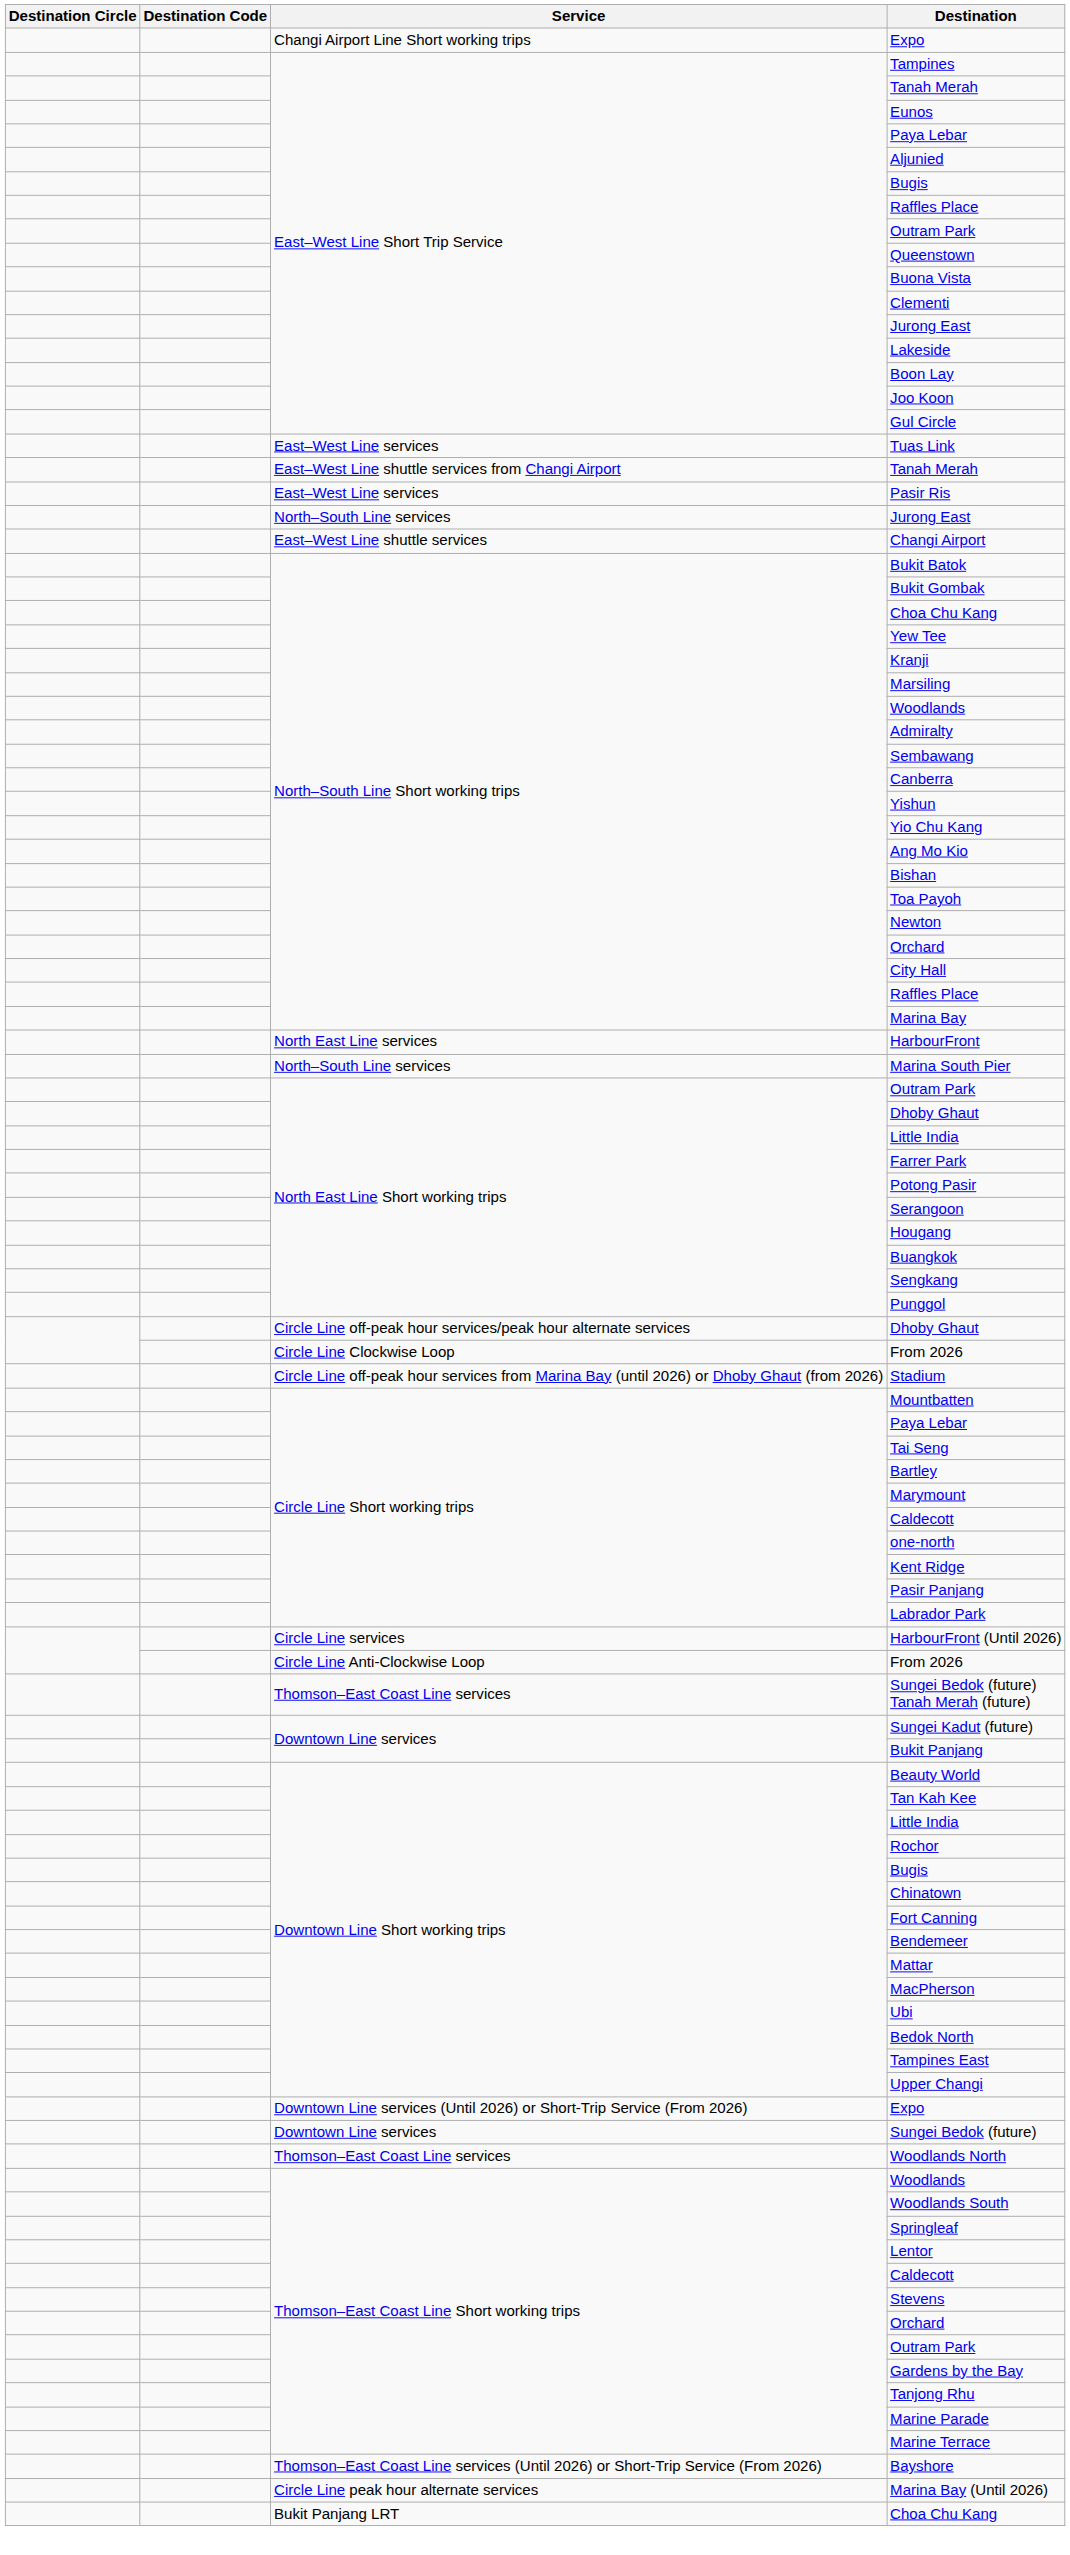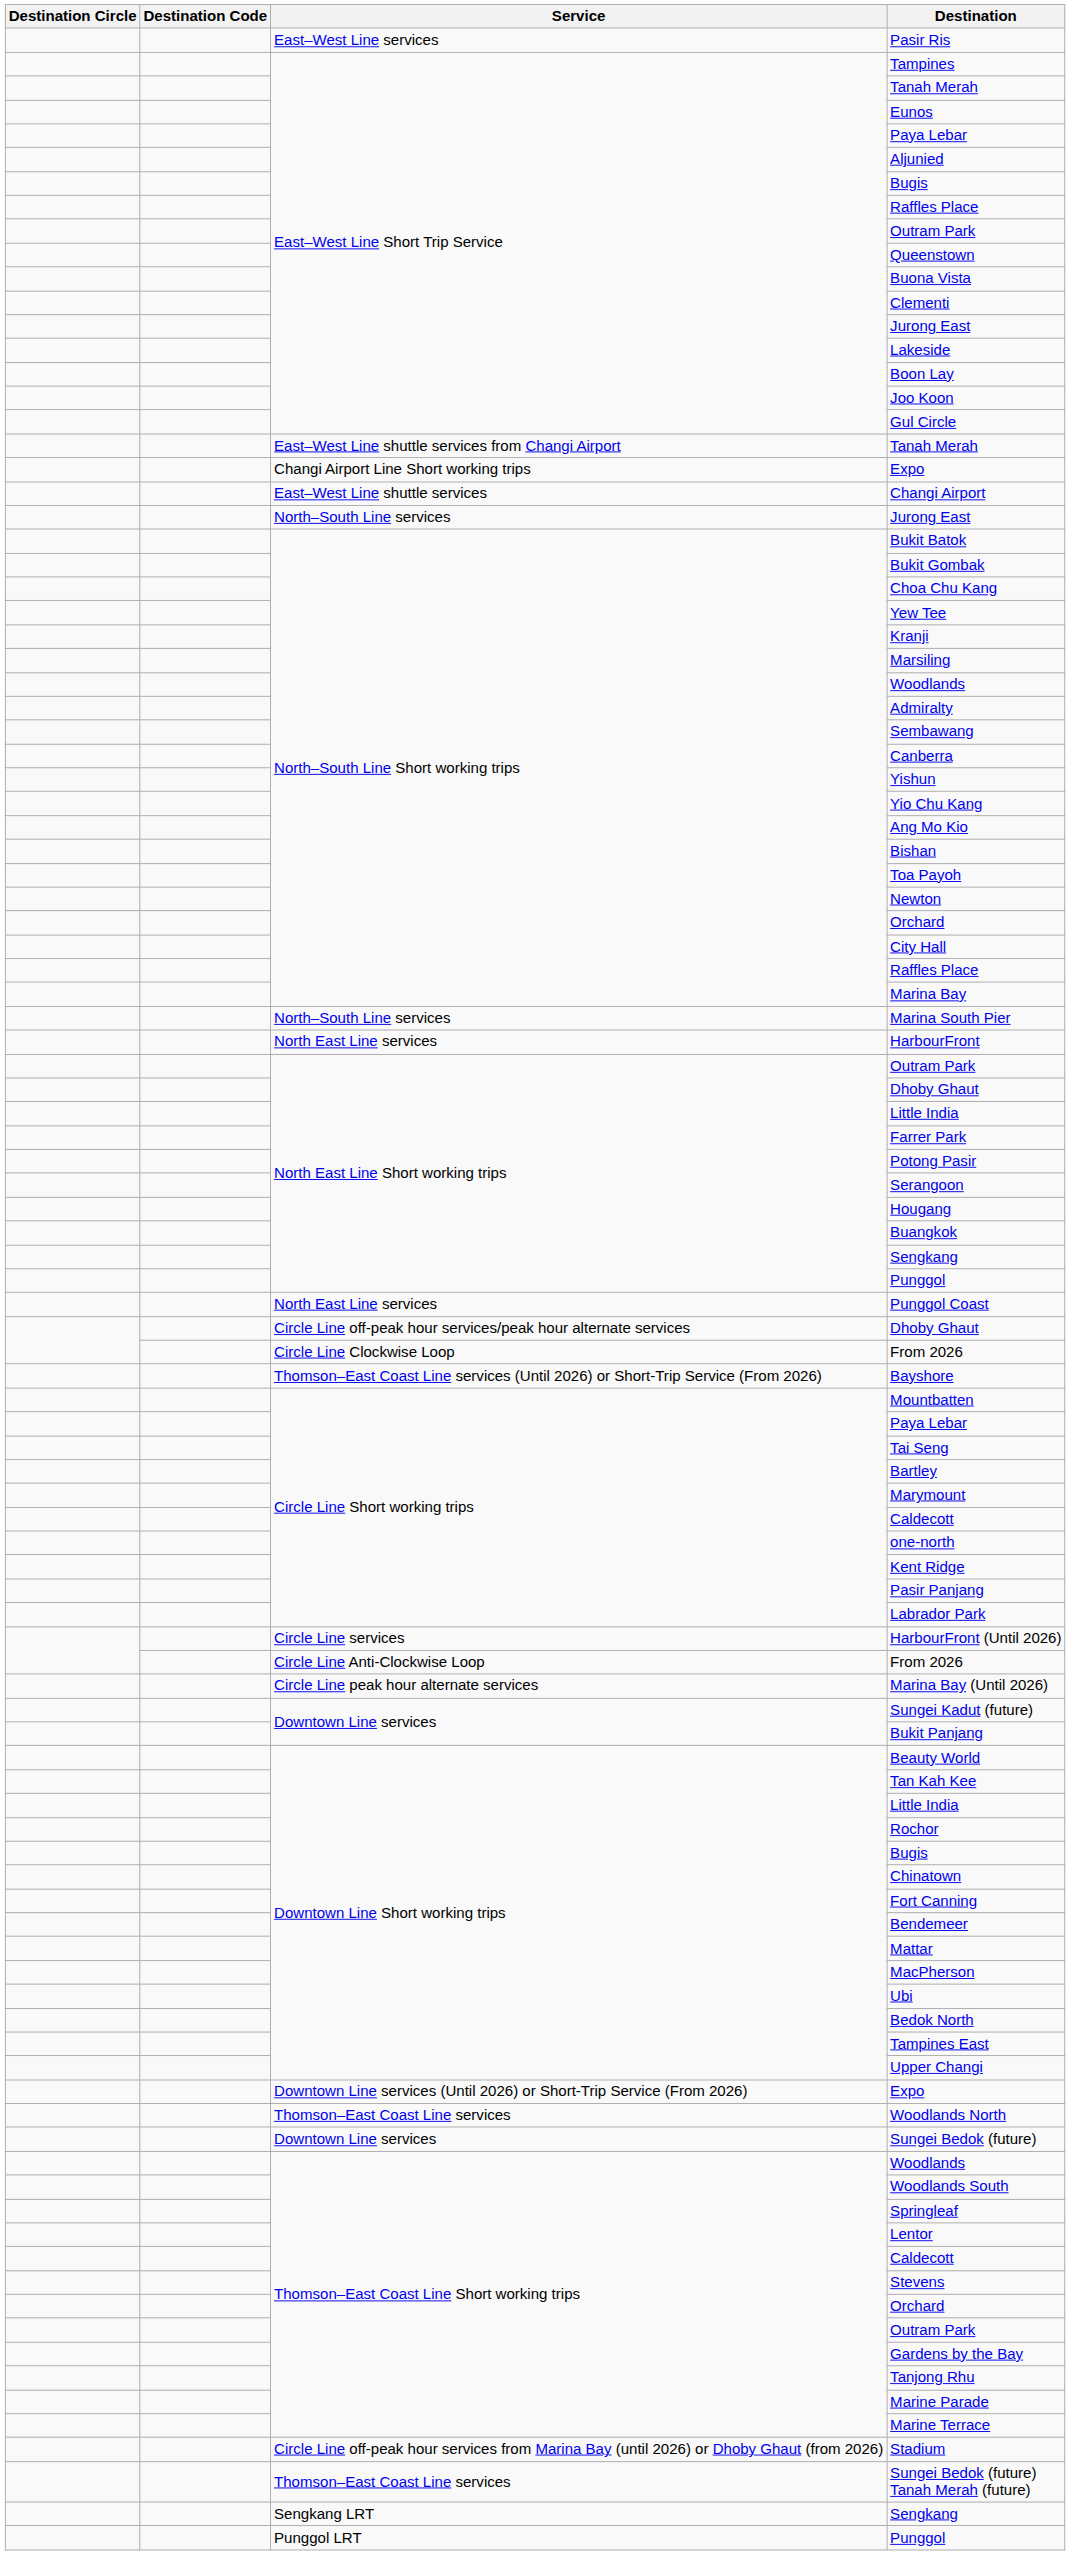rows swapped: (356, 493) <-> (402, 40)
- row: (356, 445)
rows swapped: (381, 541) <-> (362, 517)
rows swapped: (362, 1065) <-> (356, 1042)
+ row: (356, 1304)
rows swapped: (579, 1376) <-> (548, 2466)
rows swapped: (406, 2490) <-> (392, 1694)
rows swapped: (355, 2132) <-> (392, 2156)
- row: (337, 2514)
+ row: (324, 2514)
+ row: (318, 2537)
